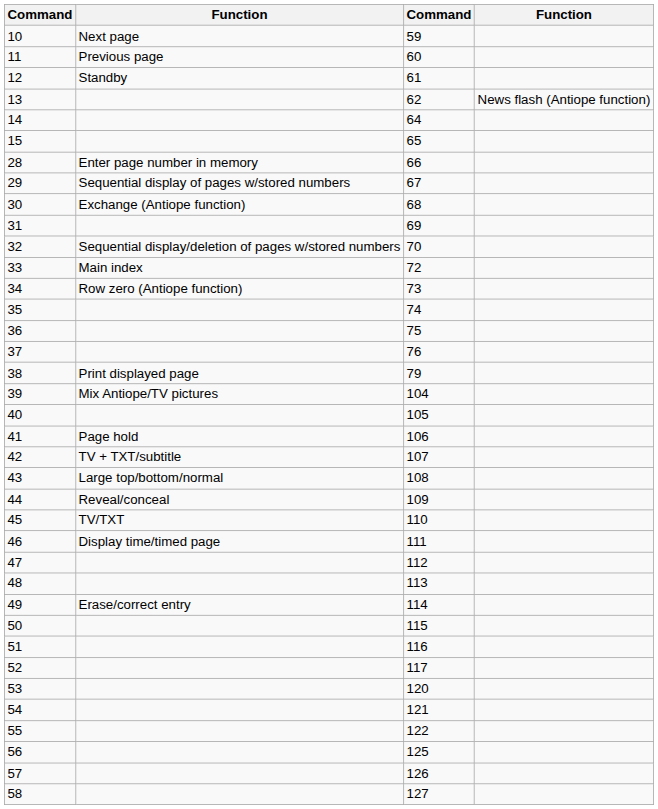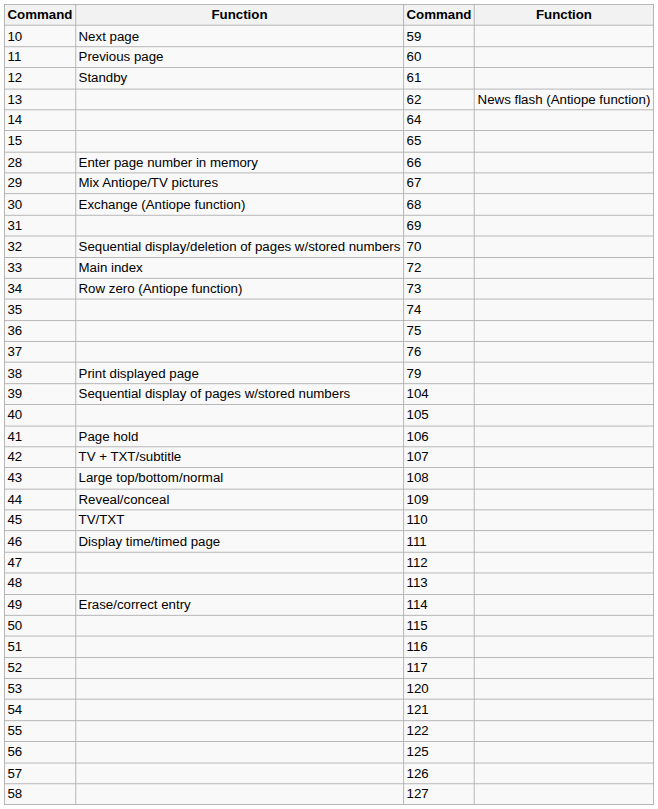(214, 183) Sequential display of pages w/stored numbers -> (148, 183) Mix Antiope/TV pictures
(148, 394) Mix Antiope/TV pictures -> (214, 394) Sequential display of pages w/stored numbers
